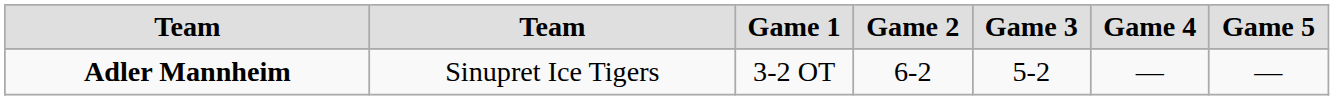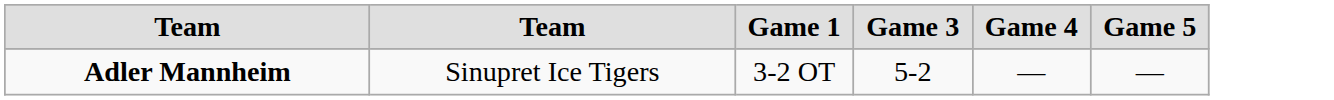- column: (913, 26)
